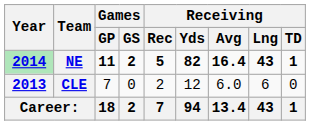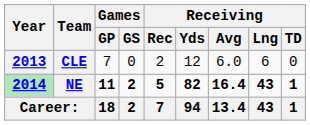rows swapped: (74, 85) <-> (74, 62)
